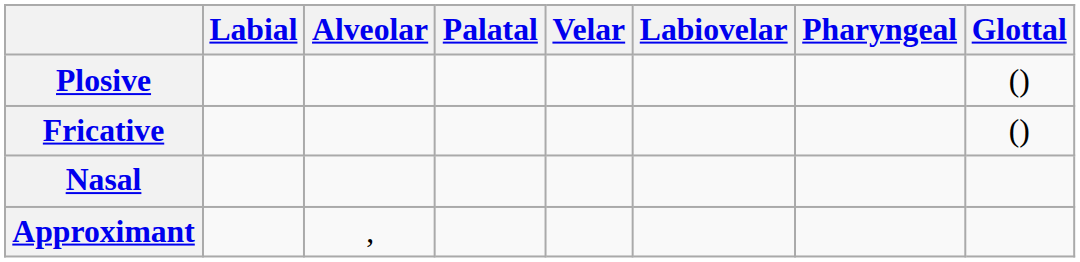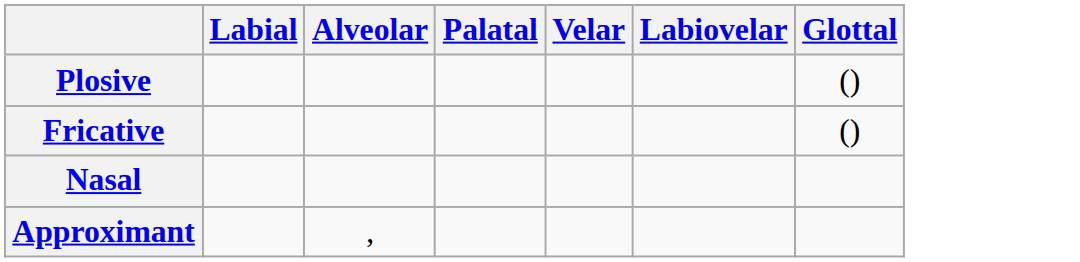- column: (880, 29)
